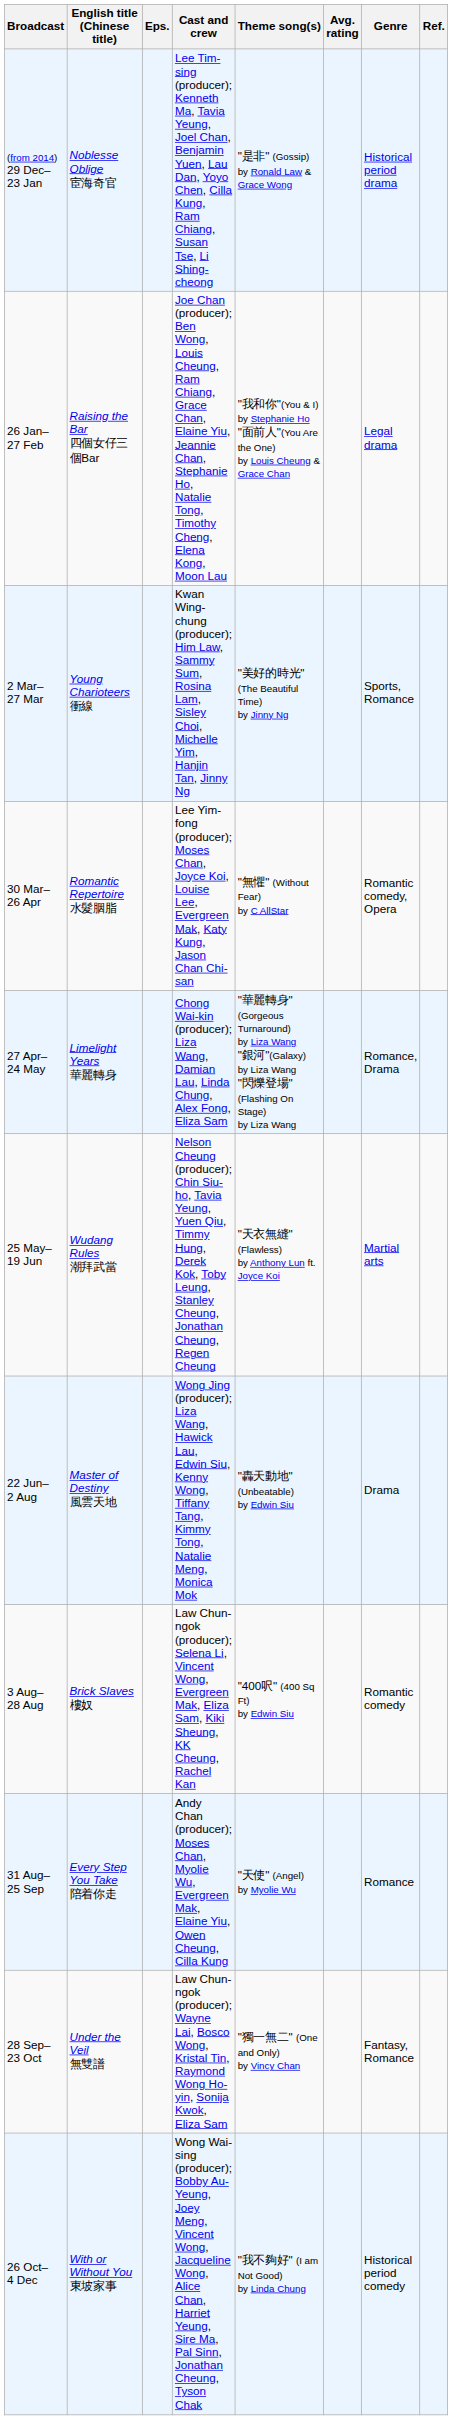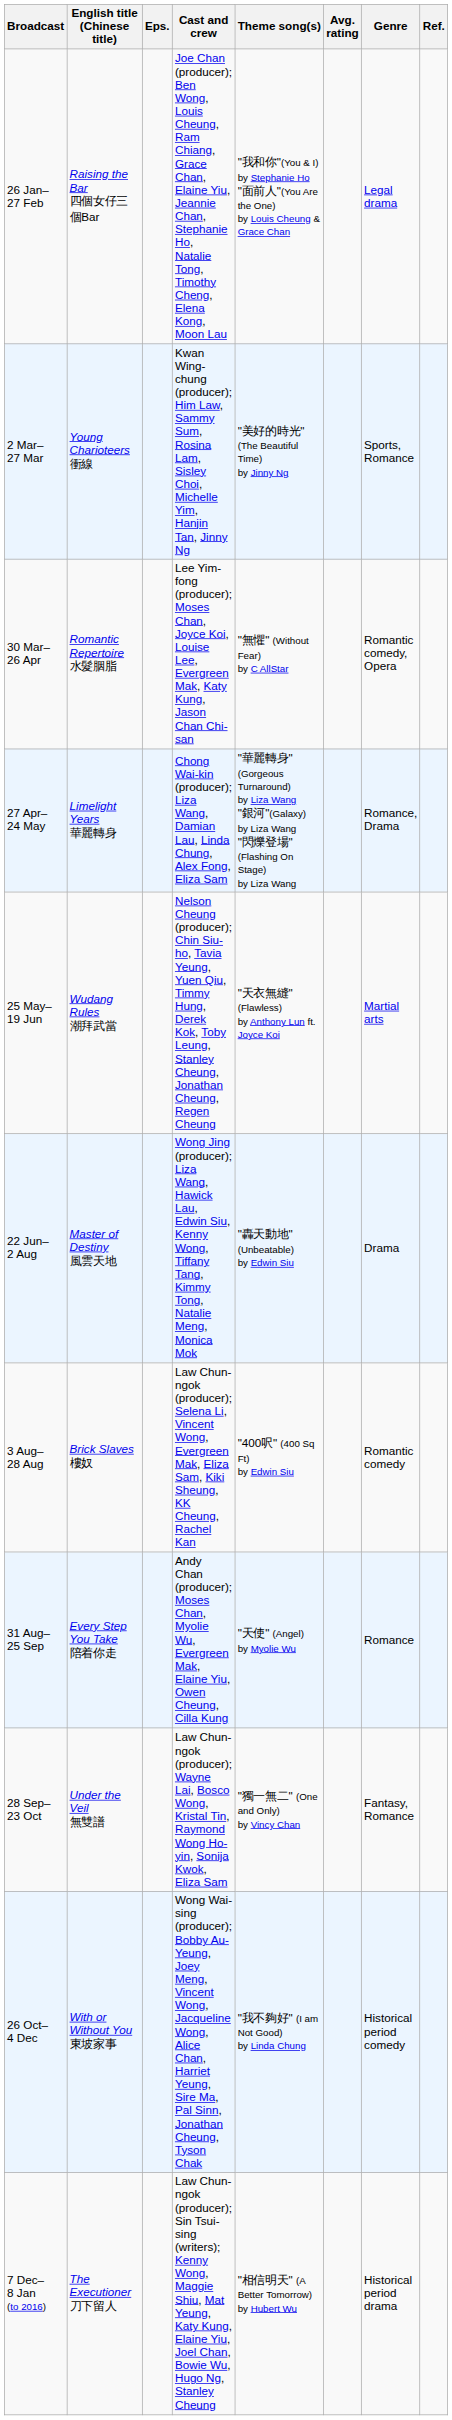- row: (32, 170)
+ row: (27, 2293)
